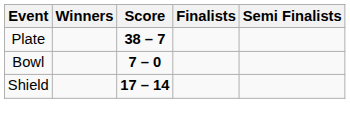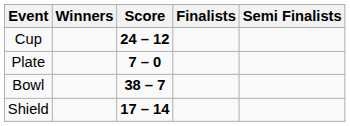+ row: (28, 39)
(145, 39) 38 – 7 -> (145, 62) 7 – 0
(145, 62) 7 – 0 -> (145, 86) 38 – 7
